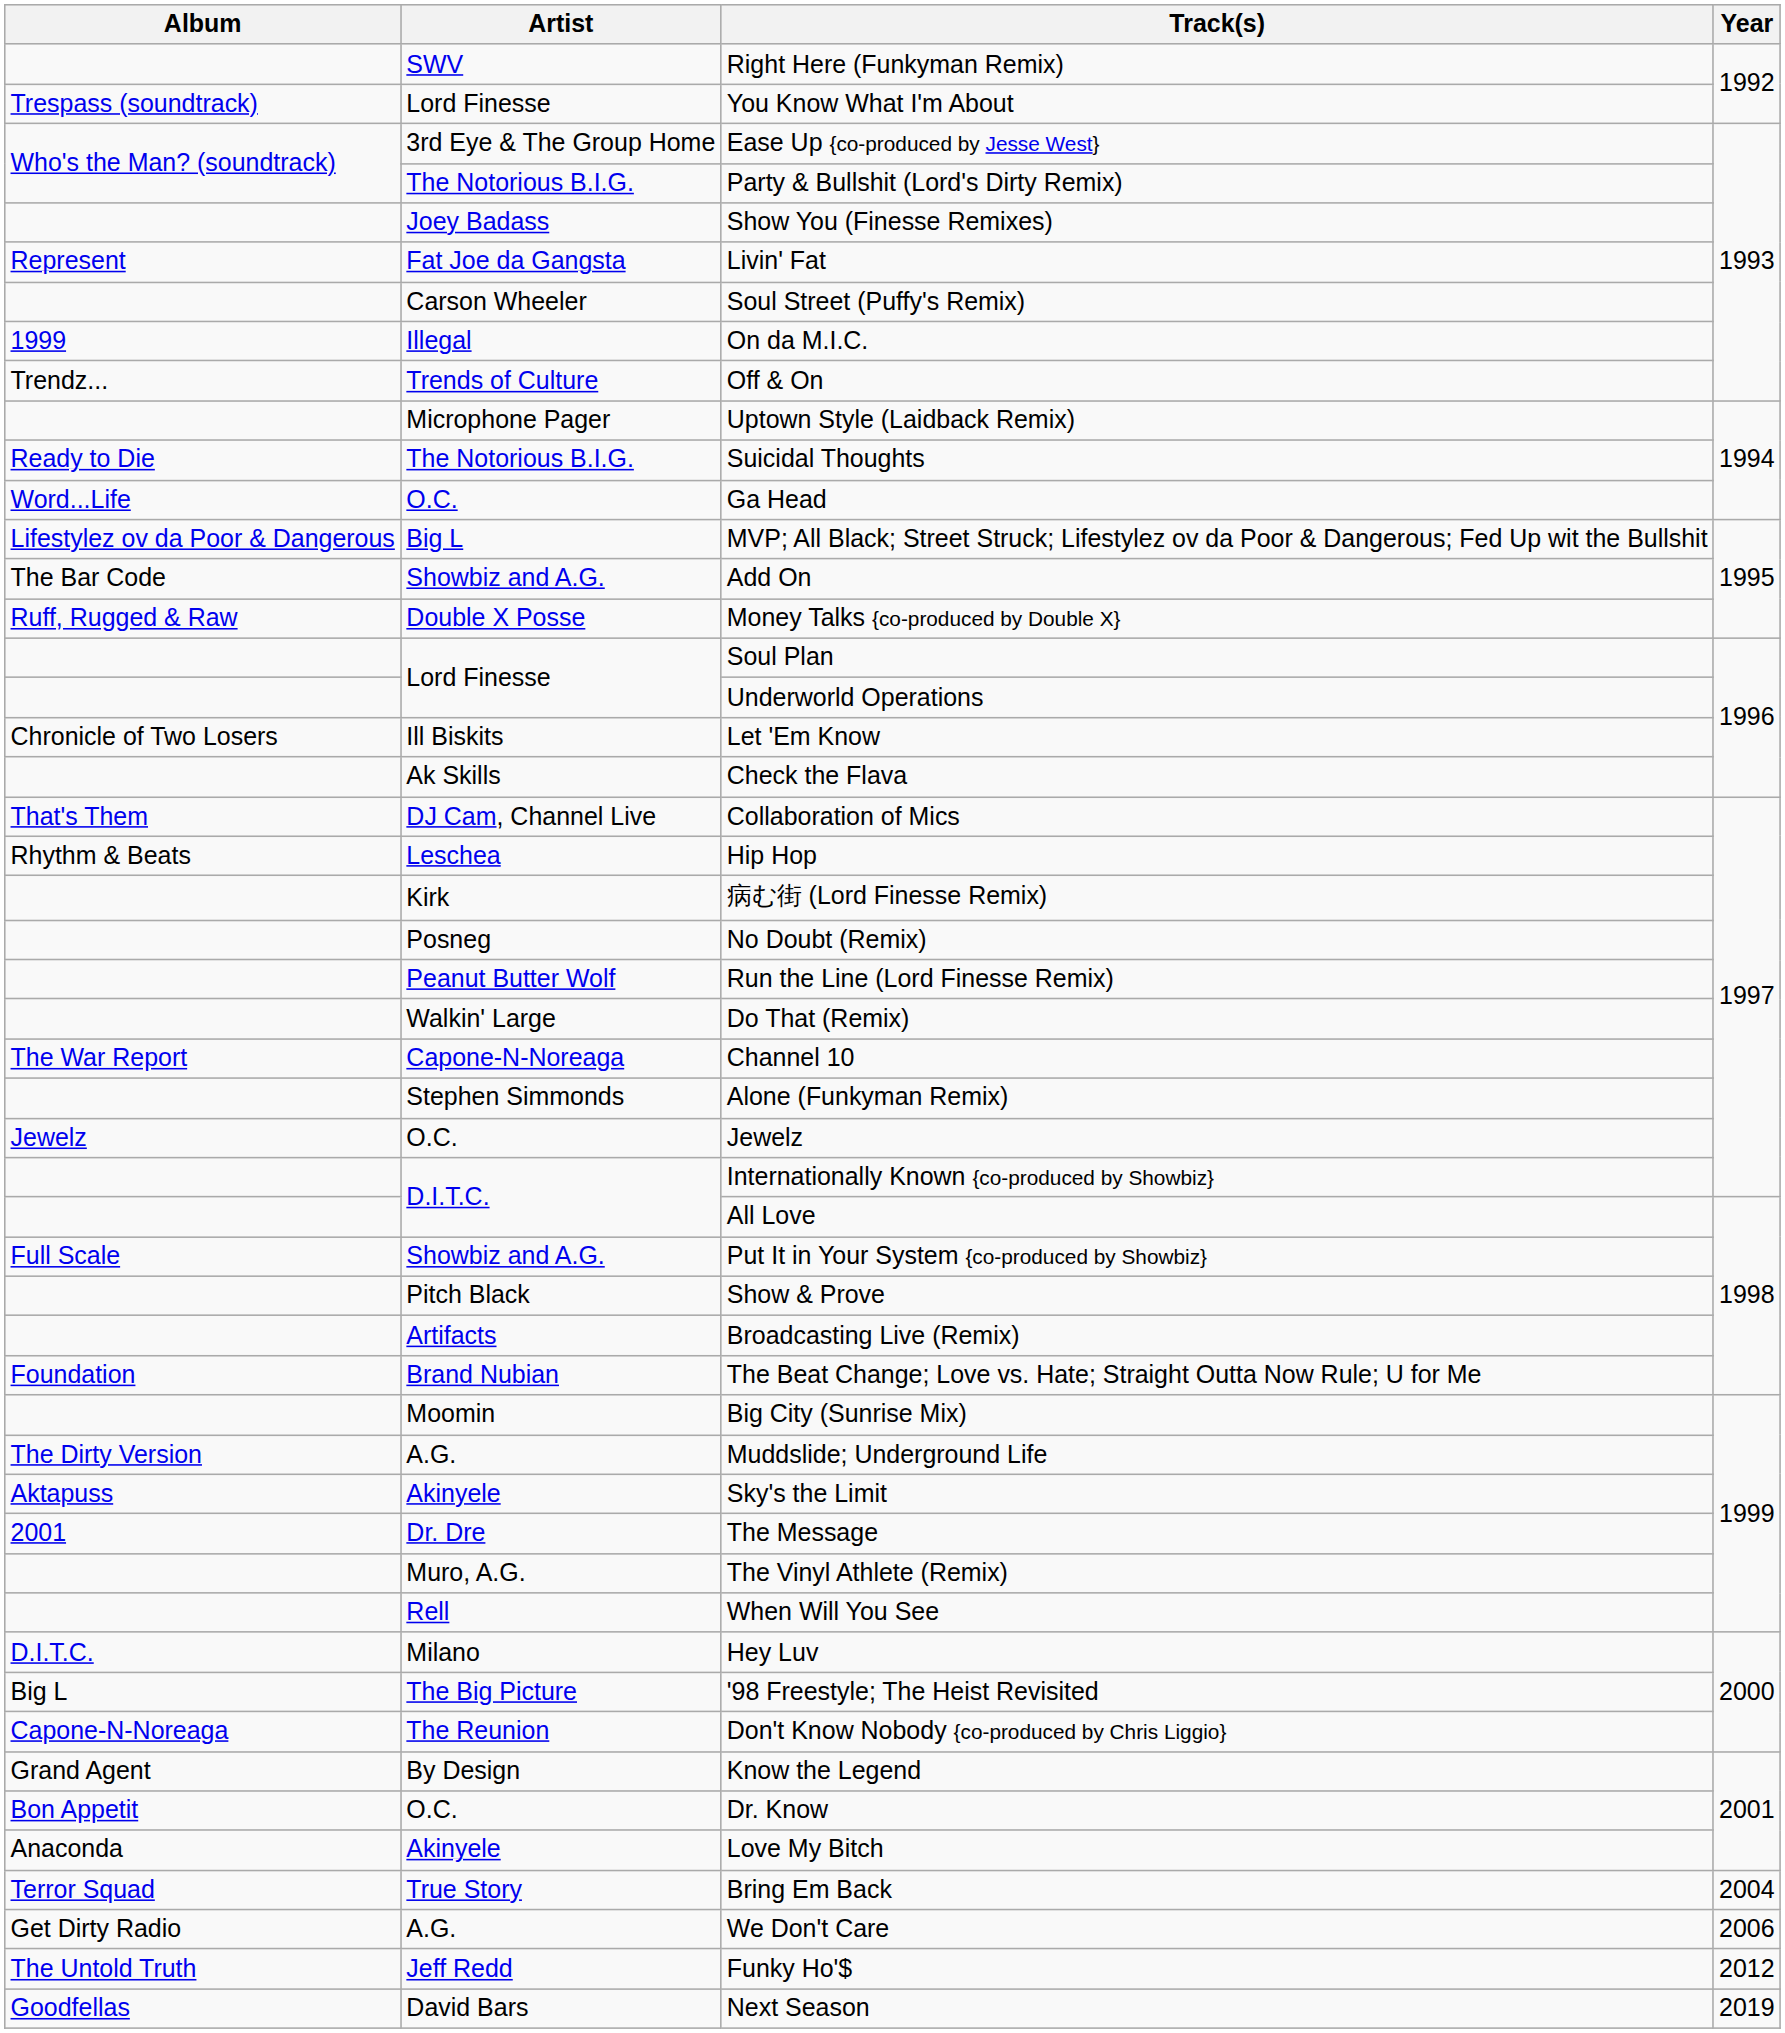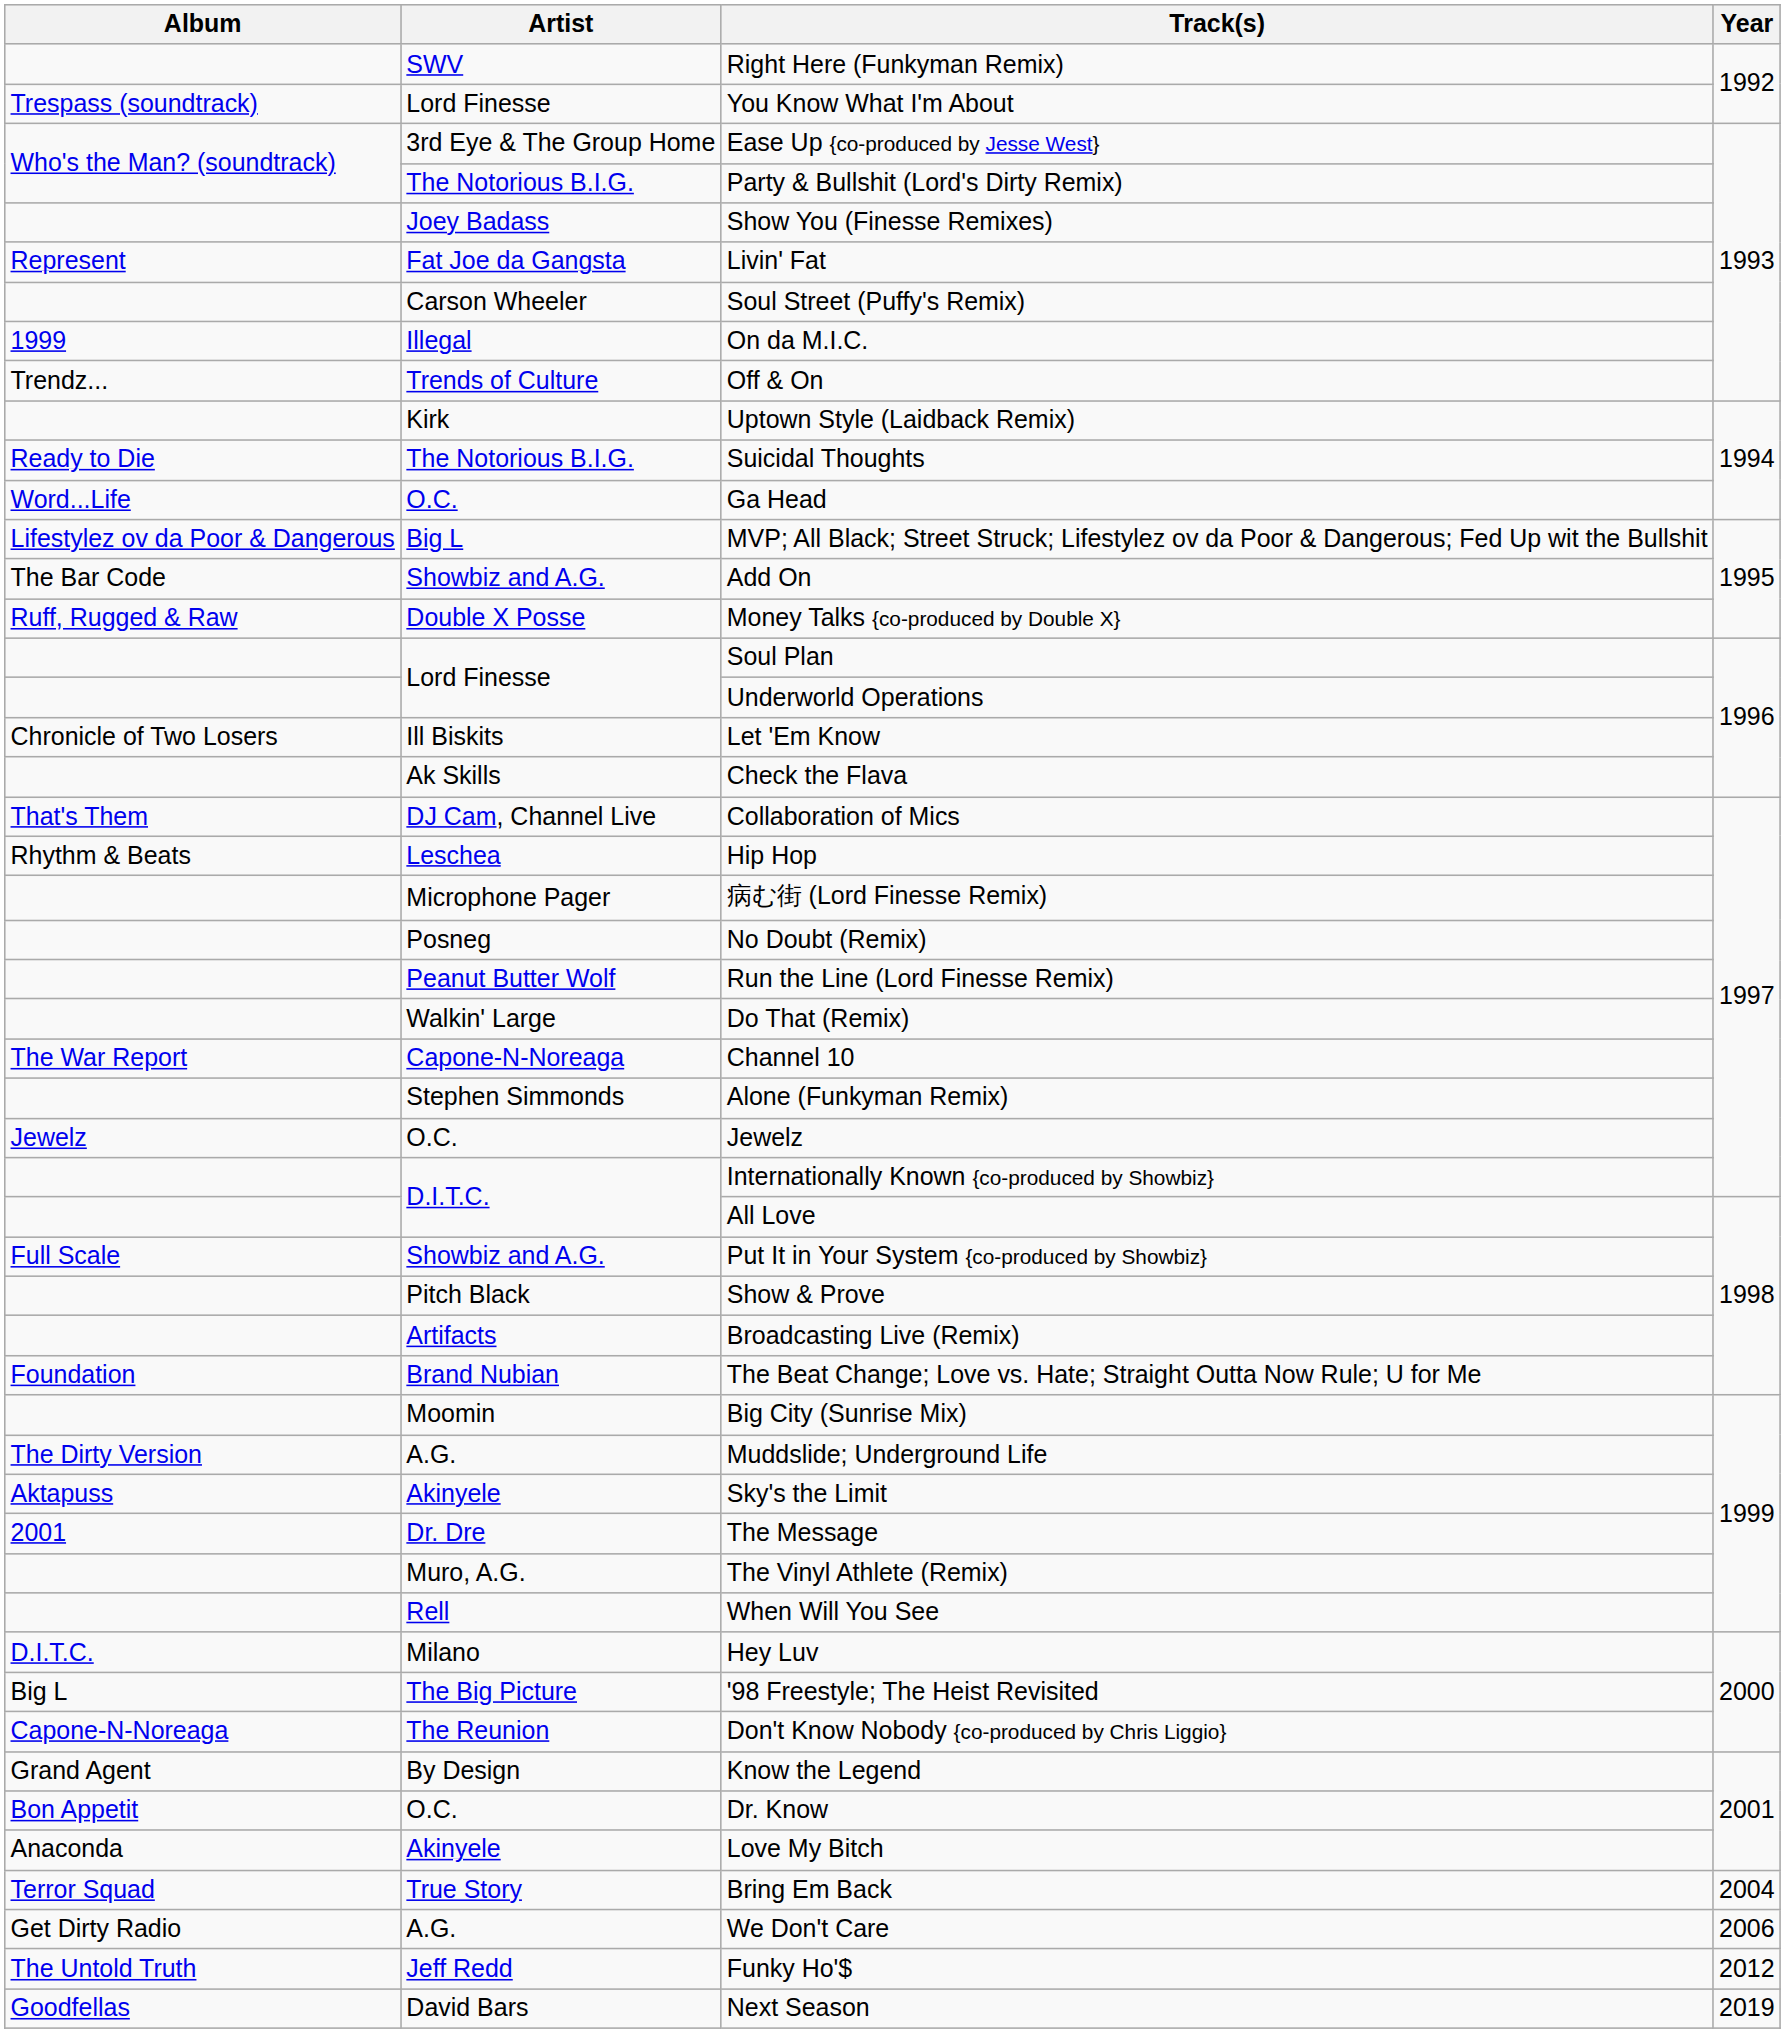(508, 420) Microphone Pager -> (428, 420) Kirk
(428, 897) Kirk -> (508, 897) Microphone Pager
